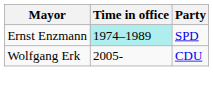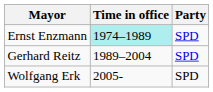+ row: (44, 55)
(189, 55) CDU -> (187, 76) SPD
